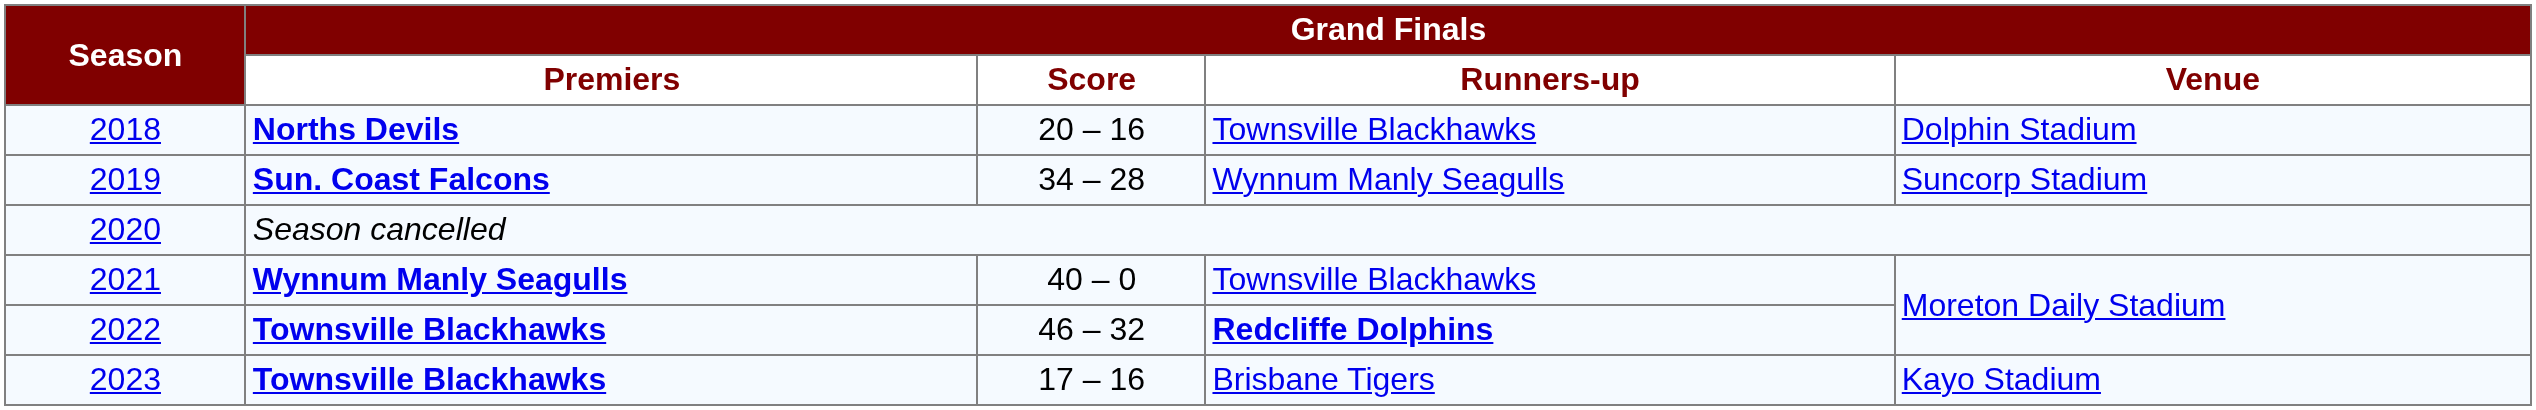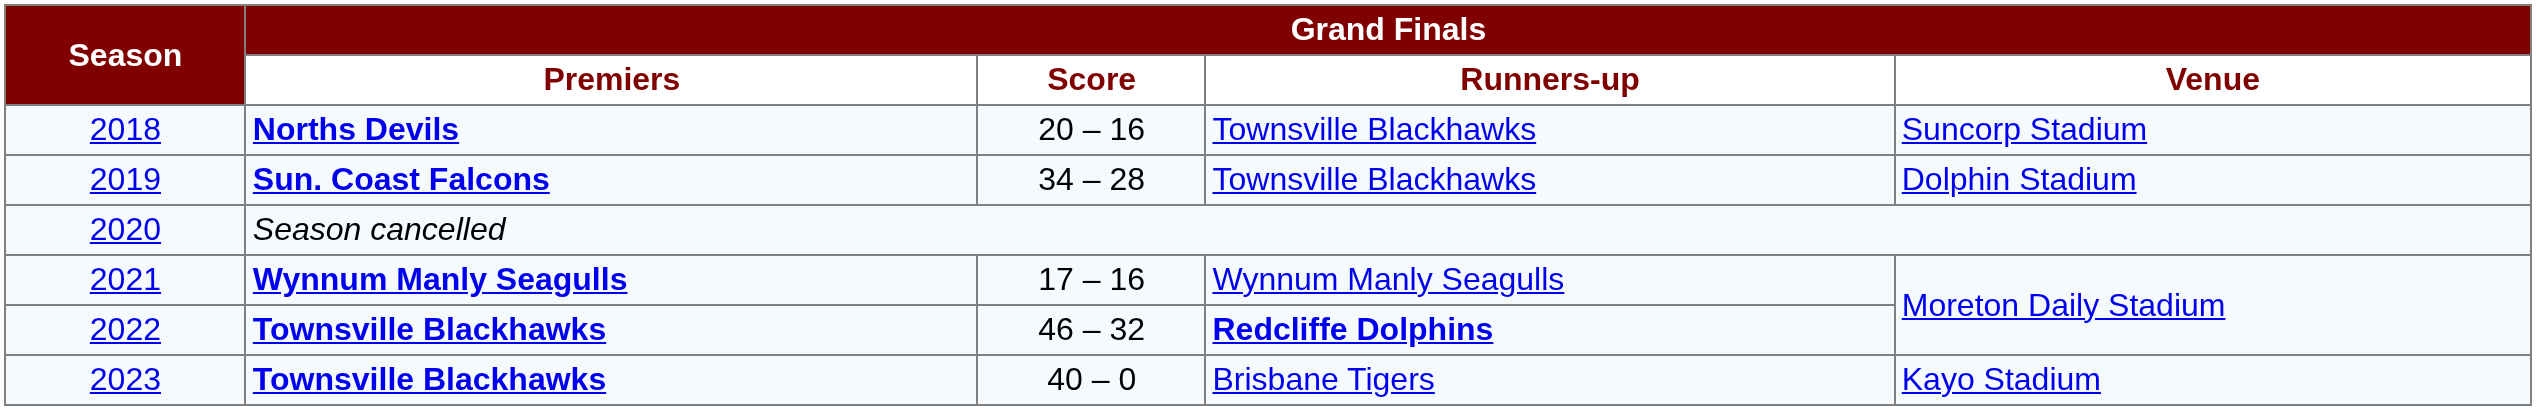(2019, 129) Dolphin Stadium -> (2024, 129) Suncorp Stadium
(1388, 179) Wynnum Manly Seagulls -> (1374, 179) Townsville Blackhawks
(2024, 179) Suncorp Stadium -> (2019, 179) Dolphin Stadium
(1092, 279) 40 – 0 -> (1092, 279) 17 – 16
(1374, 279) Townsville Blackhawks -> (1388, 279) Wynnum Manly Seagulls
(1092, 379) 17 – 16 -> (1092, 379) 40 – 0
